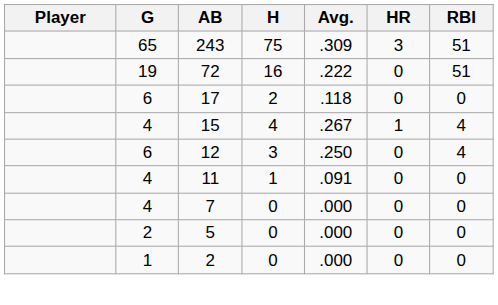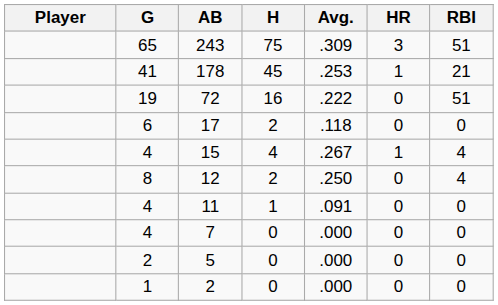+ row: (210, 71)
(147, 152) 6 -> (147, 179) 8
(273, 152) 3 -> (273, 179) 2
